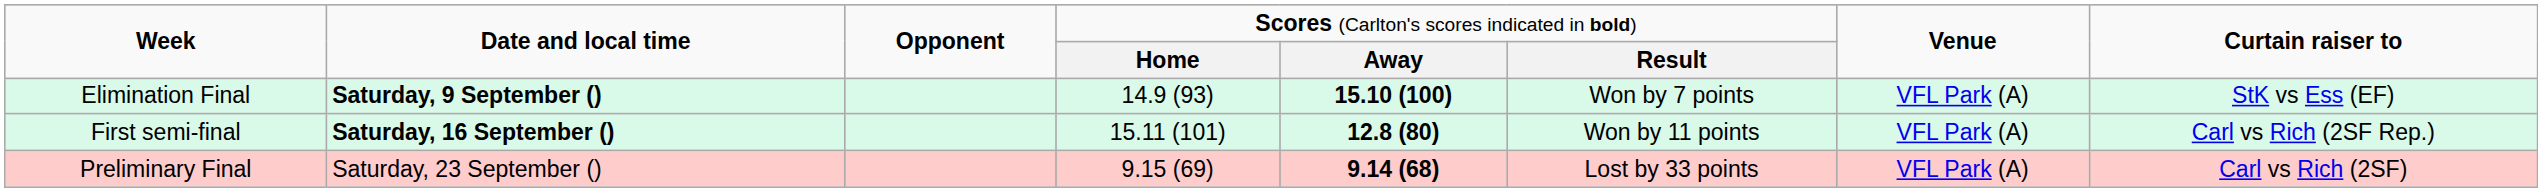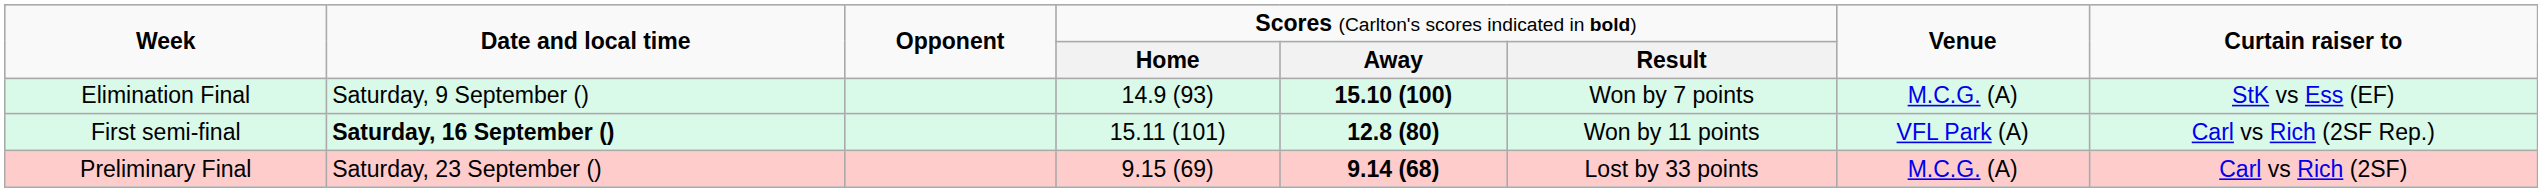(467, 96) bold -> (461, 96) normal
(1963, 96) VFL Park (A) -> (1963, 96) M.C.G. (A)
(1963, 169) VFL Park (A) -> (1963, 169) M.C.G. (A)
